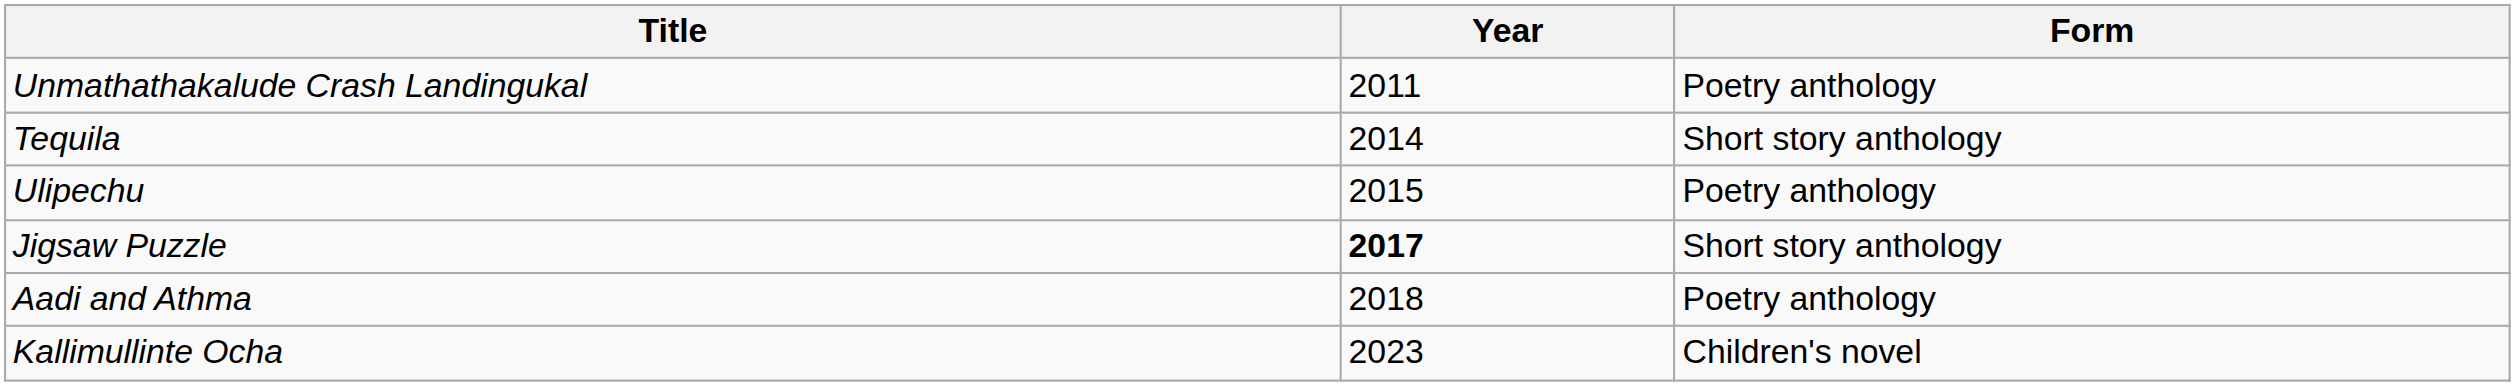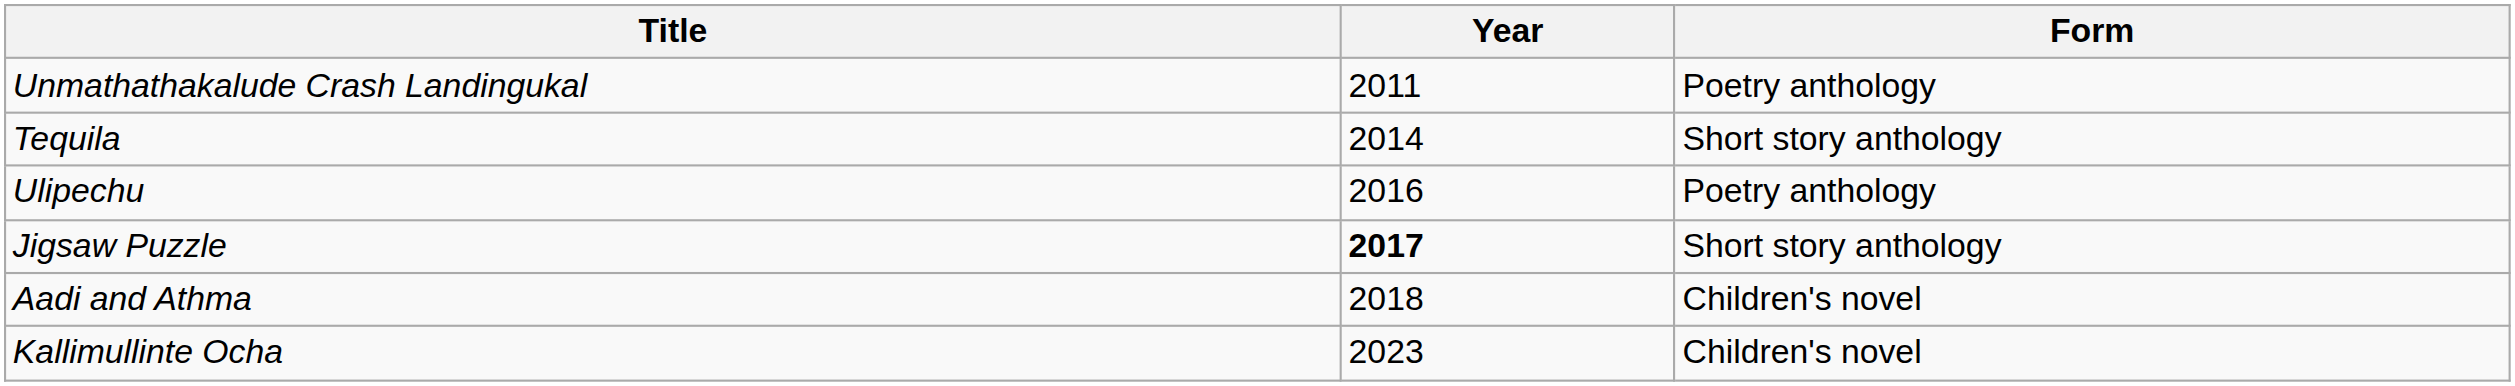(1386, 191) 2015 -> (1386, 191) 2016
(1809, 298) Poetry anthology -> (1802, 298) Children's novel
